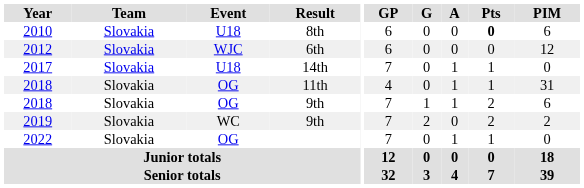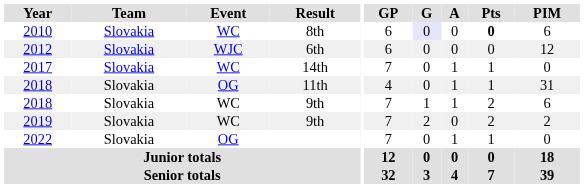(228, 31) U18 -> (228, 31) WC
(427, 31) no background -> (427, 31) lavender background
(228, 67) U18 -> (228, 67) WC
(228, 103) OG -> (228, 103) WC
